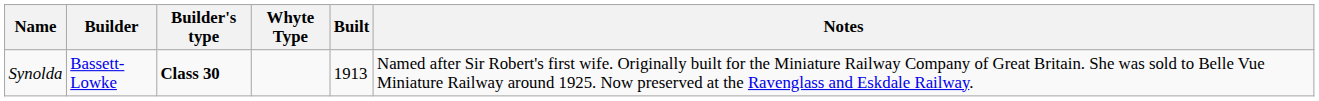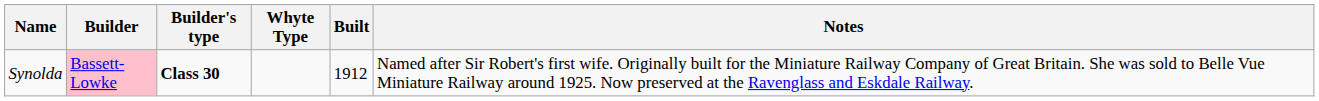(97, 72) no background -> (97, 72) pink background
(351, 72) 1913 -> (351, 72) 1912
